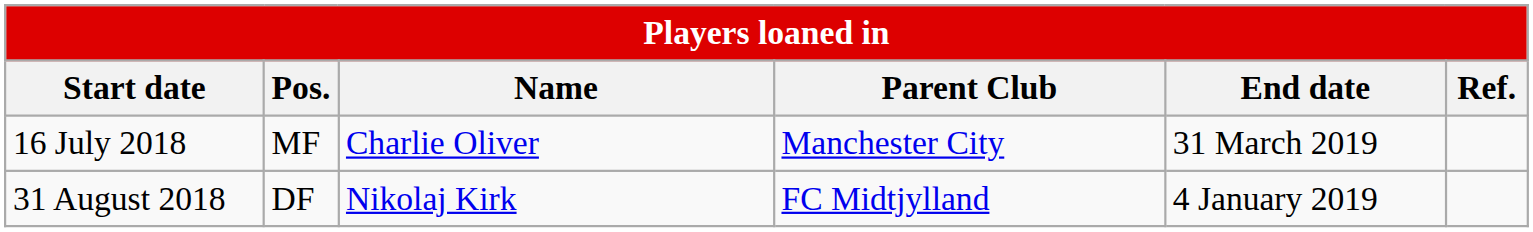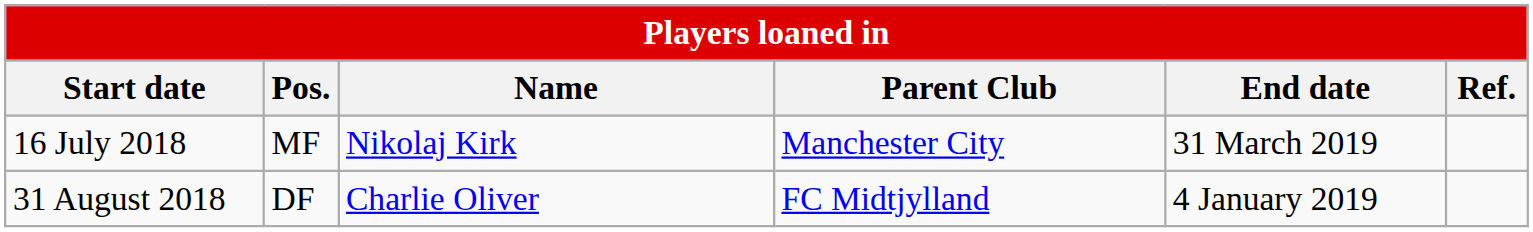(442, 143) Charlie Oliver -> (431, 143) Nikolaj Kirk
(431, 198) Nikolaj Kirk -> (442, 198) Charlie Oliver
